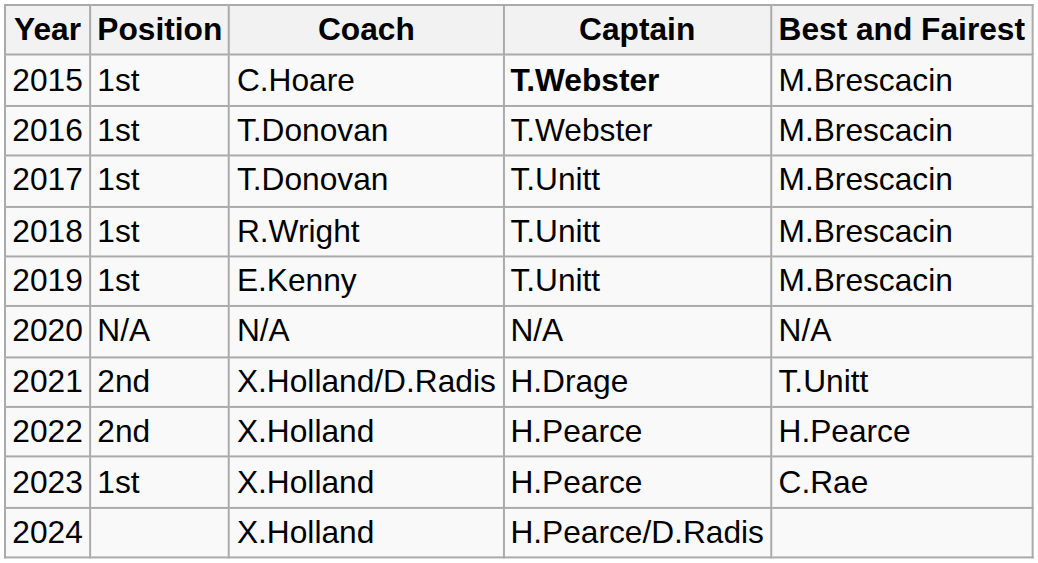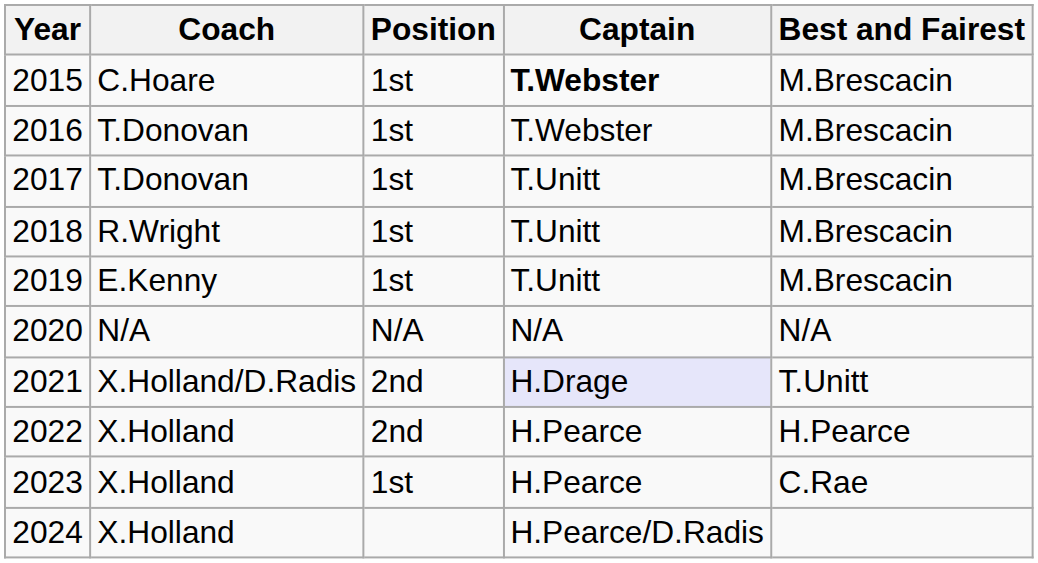columns swapped: (160, 29) <-> (366, 29)
(569, 381) no background -> (569, 381) lavender background
